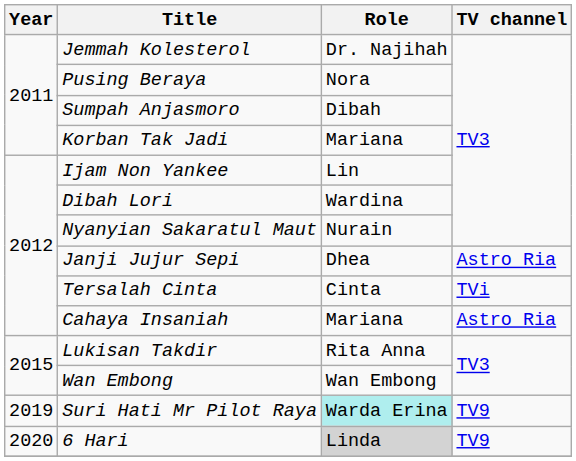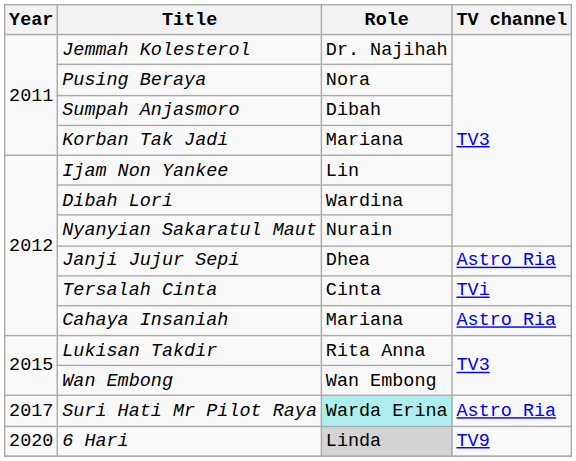(31, 411) 2019 -> (31, 411) 2017
(473, 411) TV9 -> (506, 411) Astro Ria
